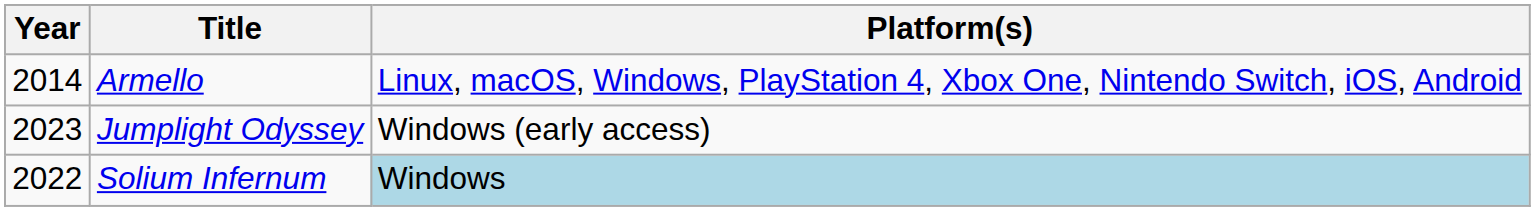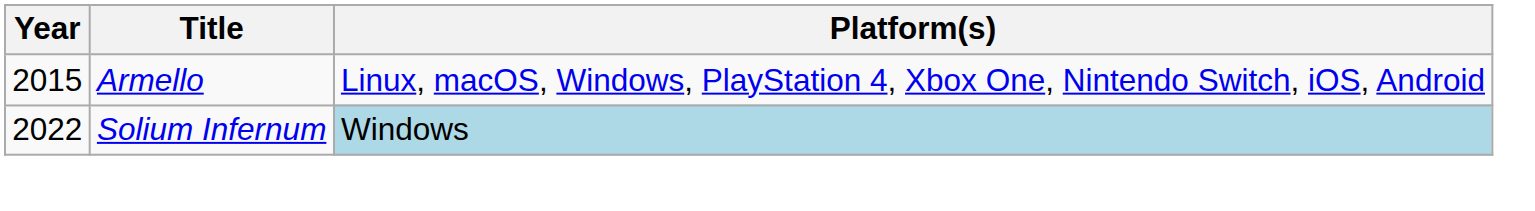(47, 79) 2014 -> (47, 79) 2015
- row: (230, 129)
